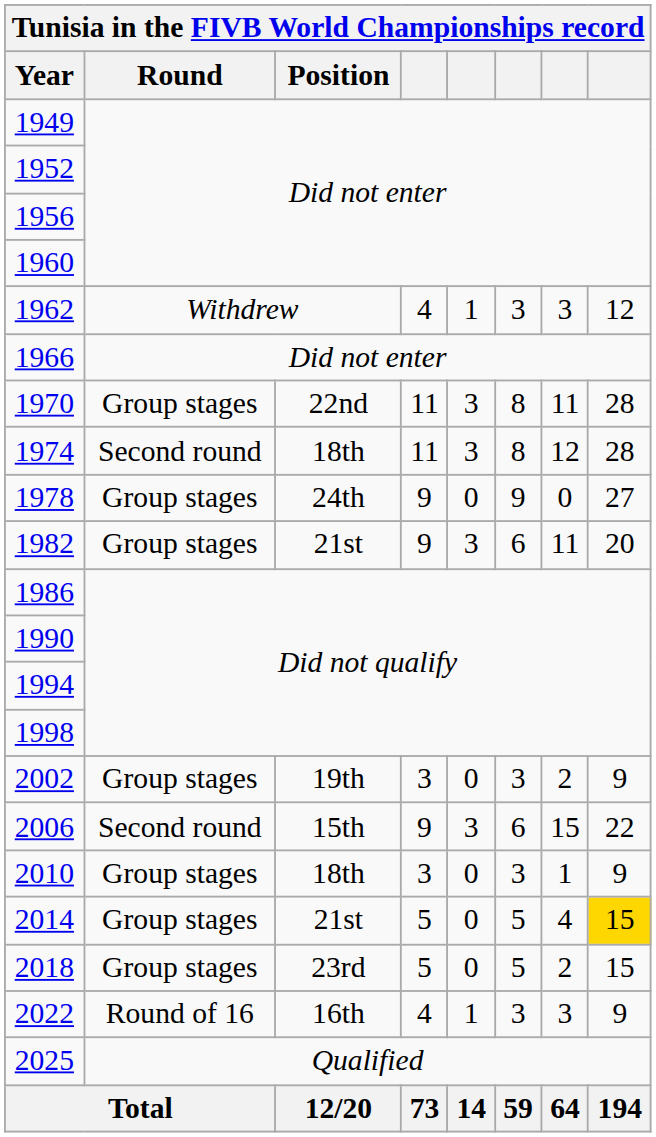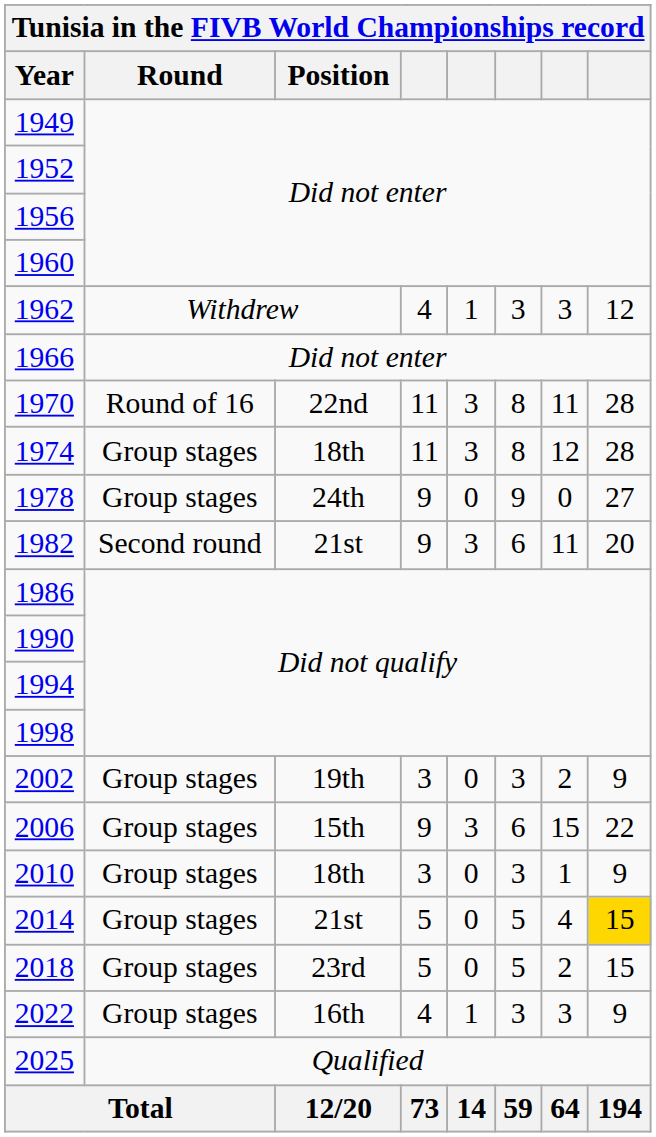(180, 403) Group stages -> (180, 403) Round of 16
(180, 450) Second round -> (180, 450) Group stages
(180, 544) Group stages -> (180, 544) Second round
(180, 826) Second round -> (180, 826) Group stages
(180, 1013) Round of 16 -> (180, 1013) Group stages
